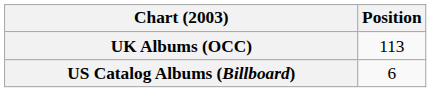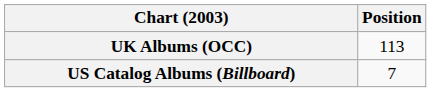(392, 73) 6 -> (392, 73) 7
